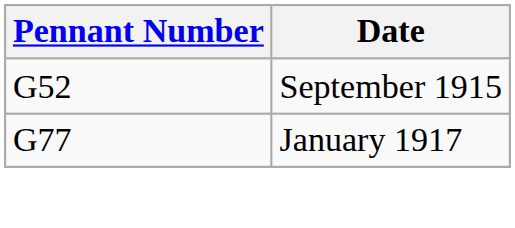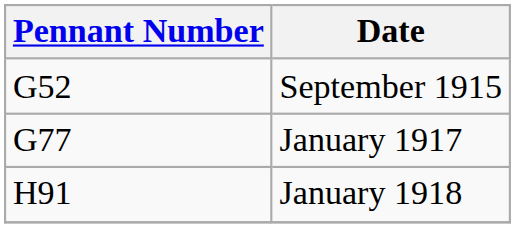+ row: (371, 193)
